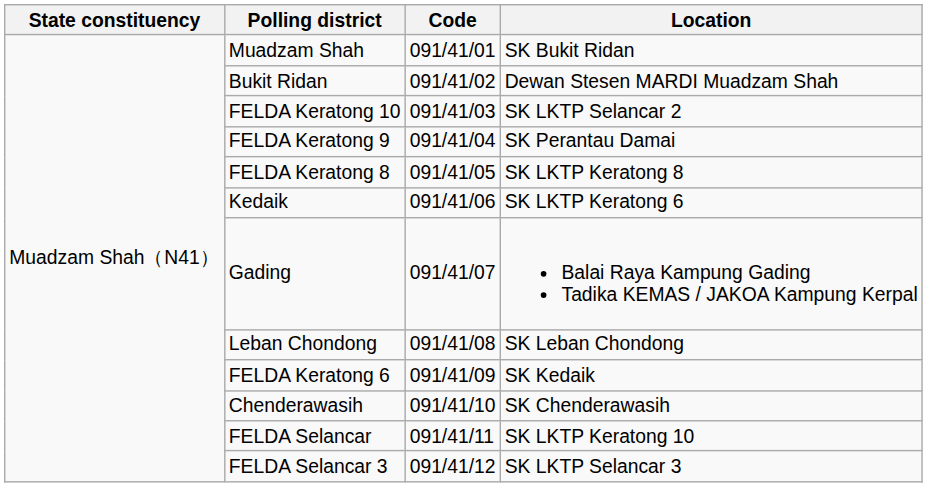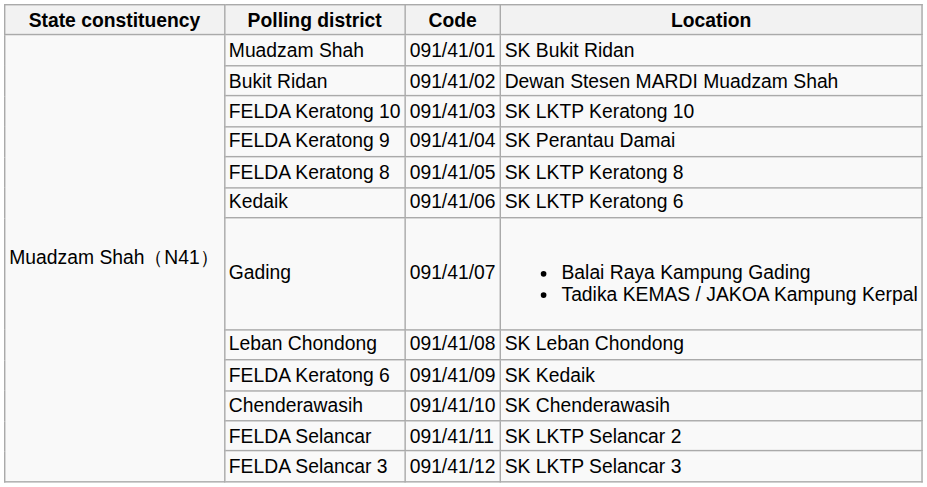(593, 111) SK LKTP Selancar 2 -> (599, 111) SK LKTP Keratong 10
(599, 436) SK LKTP Keratong 10 -> (593, 436) SK LKTP Selancar 2
